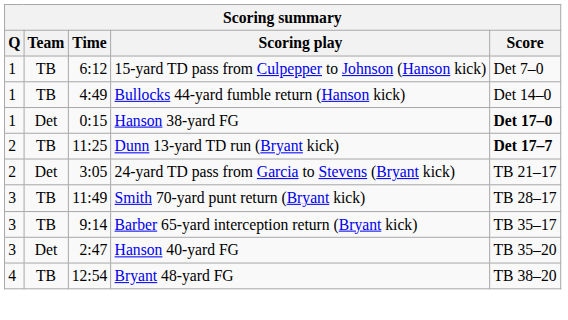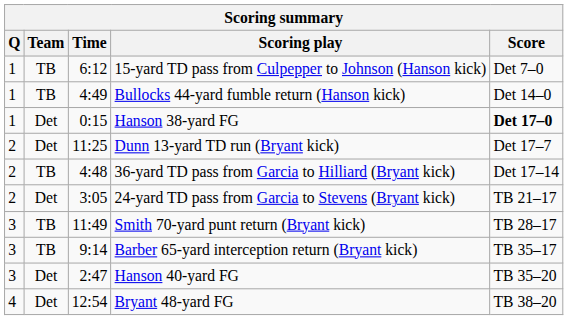(46, 146) TB -> (46, 146) Det
(523, 146) bold -> (522, 146) normal
+ row: (285, 172)
(46, 275) TB -> (46, 301) Det
